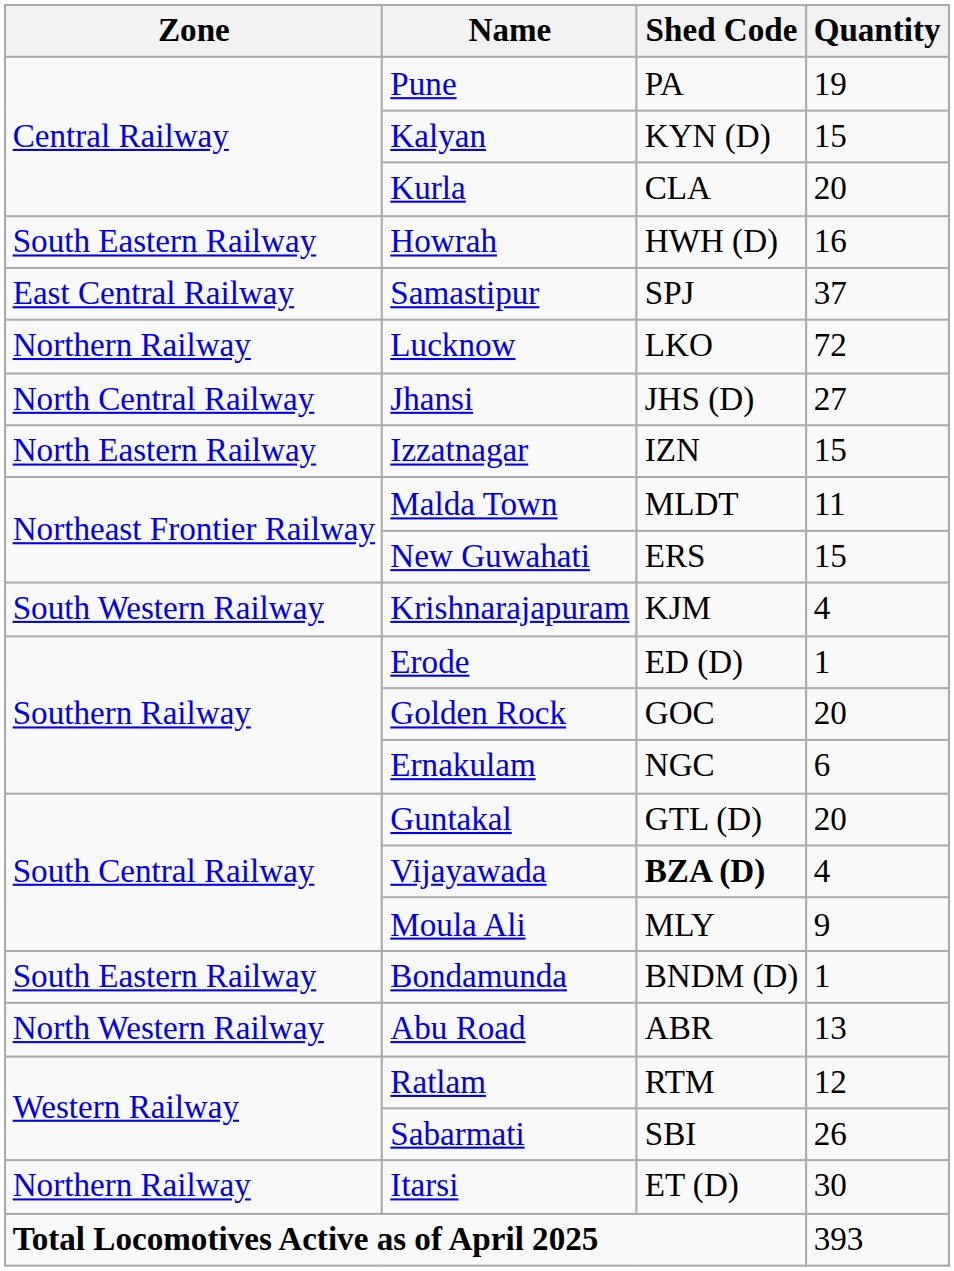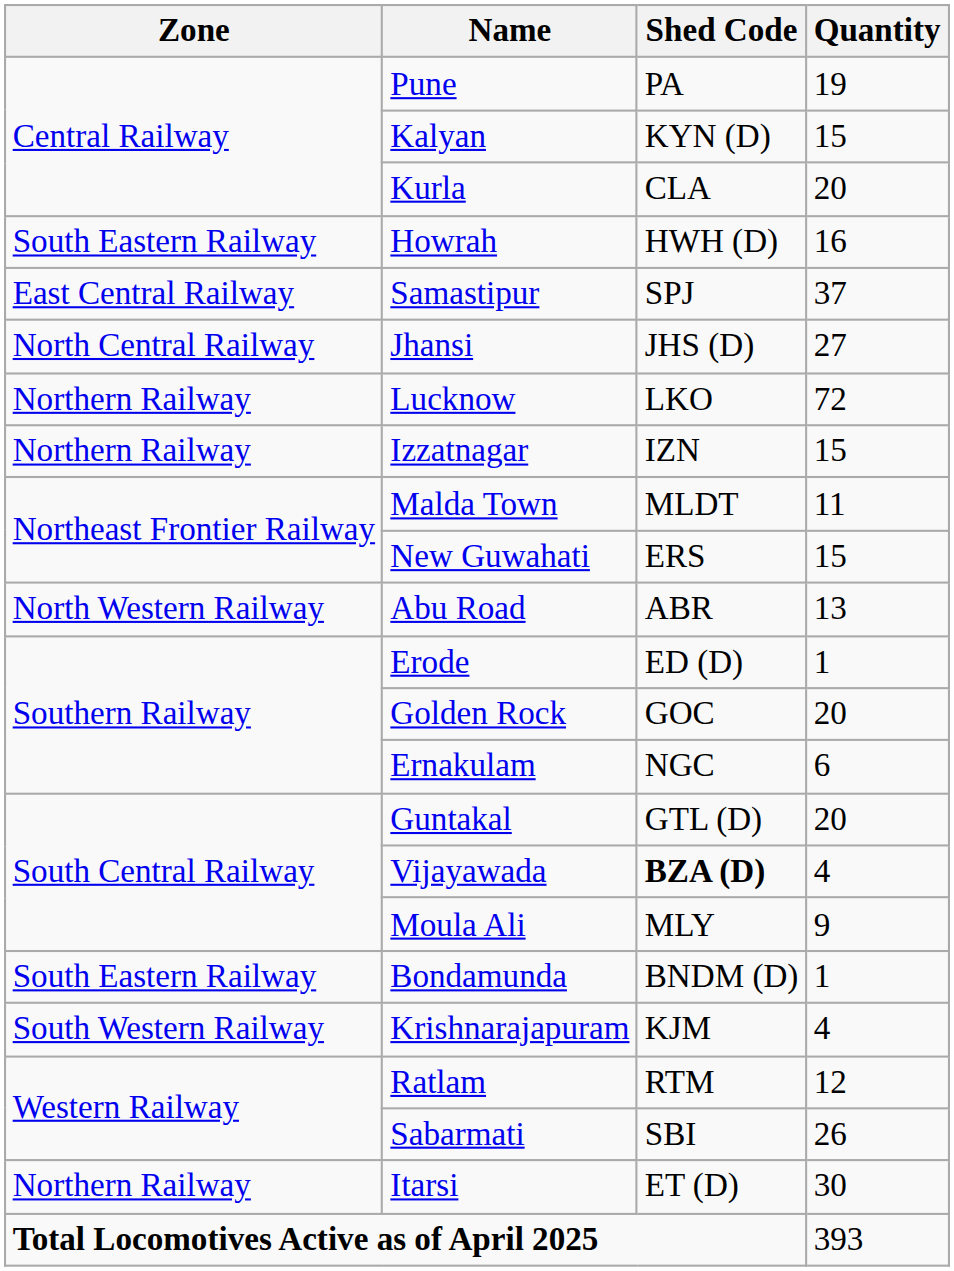rows swapped: (453, 345) <-> (432, 398)
(164, 450) North Eastern Railway -> (132, 450) Northern Railway
rows swapped: (458, 1028) <-> (510, 608)
